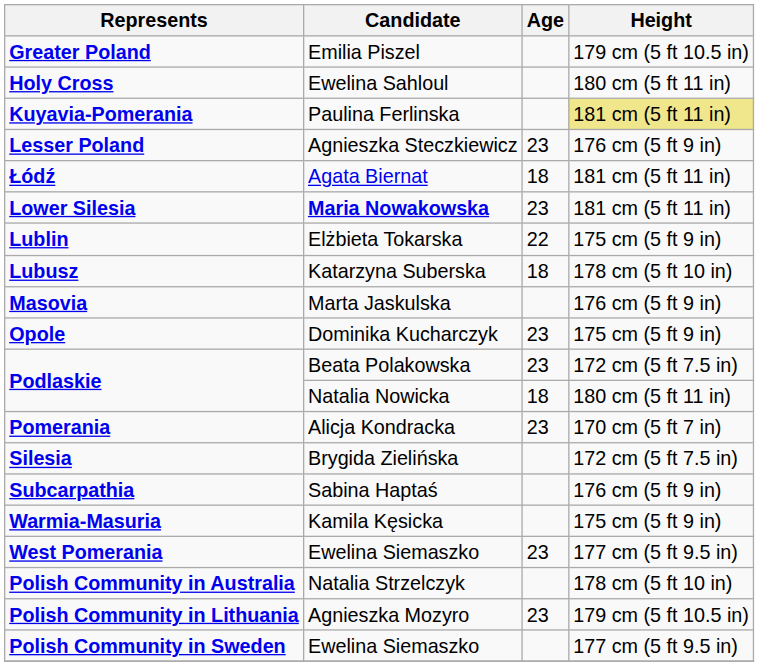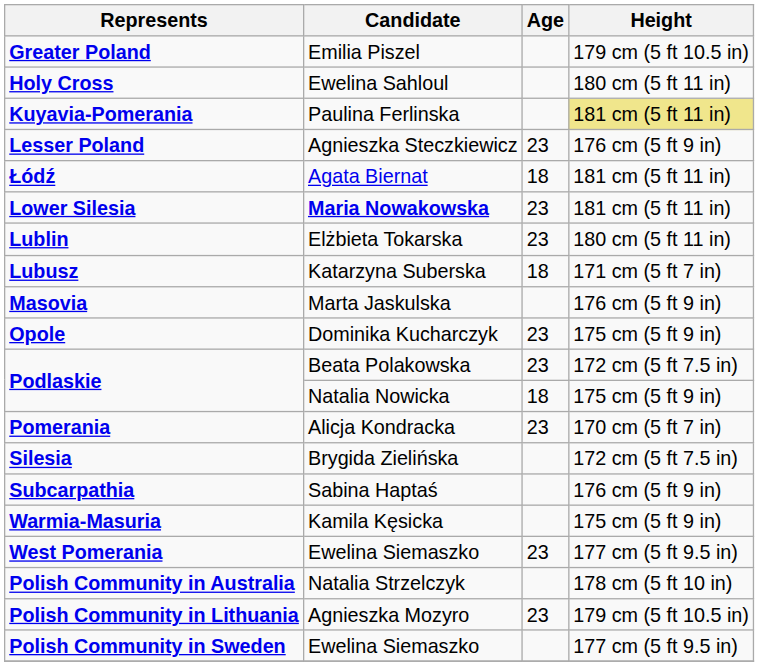(538, 239) 22 -> (538, 239) 23
(647, 239) 175 cm (5 ft 9 in) -> (652, 239) 180 cm (5 ft 11 in)
(653, 271) 178 cm (5 ft 10 in) -> (647, 271) 171 cm (5 ft 7 in)
(652, 396) 180 cm (5 ft 11 in) -> (647, 396) 175 cm (5 ft 9 in)
